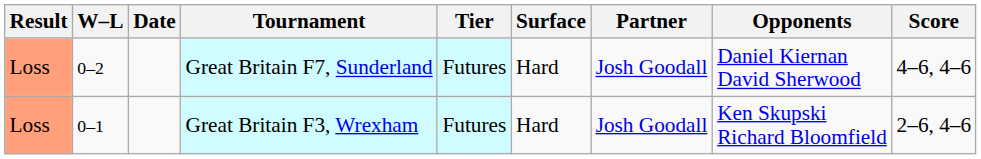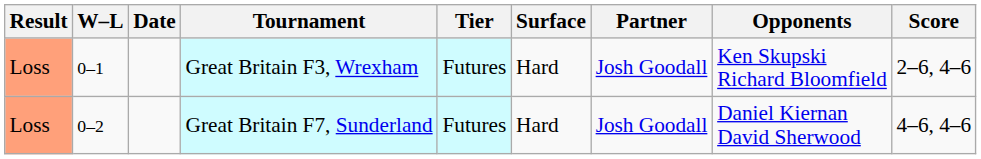rows swapped: (302, 124) <-> (309, 67)
